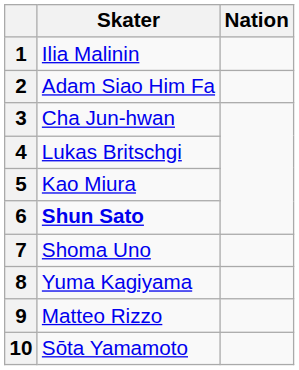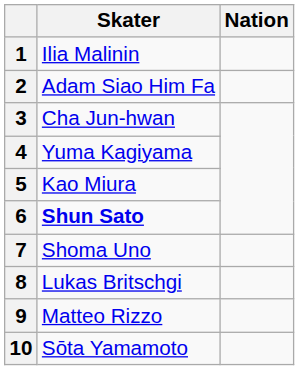(112, 151) Lukas Britschgi -> (117, 151) Yuma Kagiyama
(117, 282) Yuma Kagiyama -> (112, 282) Lukas Britschgi
